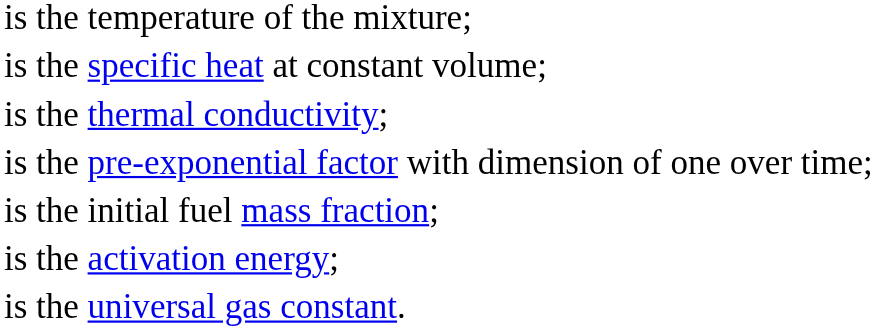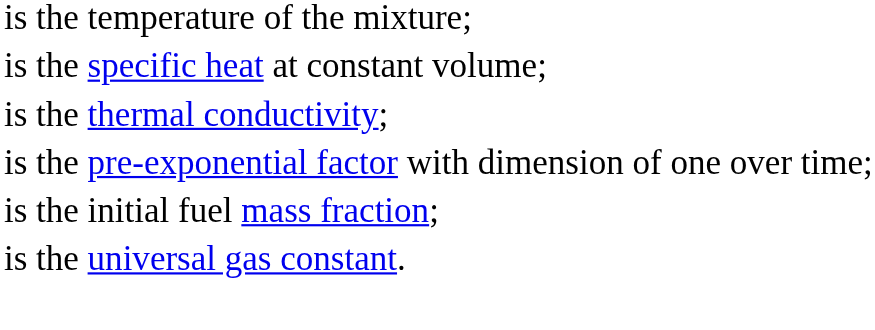- row: (171, 258)
